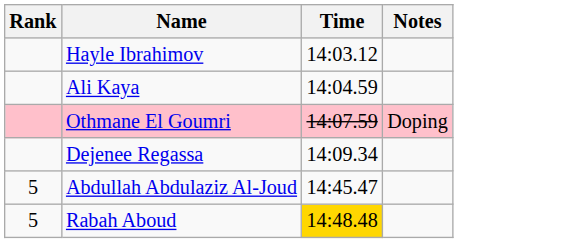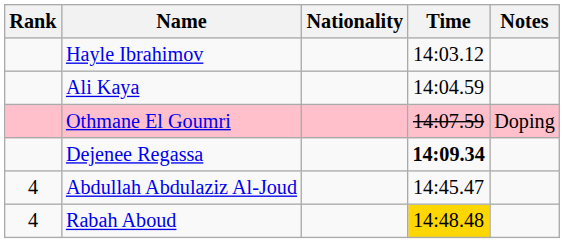+ column: (355, 21)
(342, 154) normal -> (449, 154) bold
(33, 188) 5 -> (33, 188) 4
(33, 221) 5 -> (33, 221) 4
